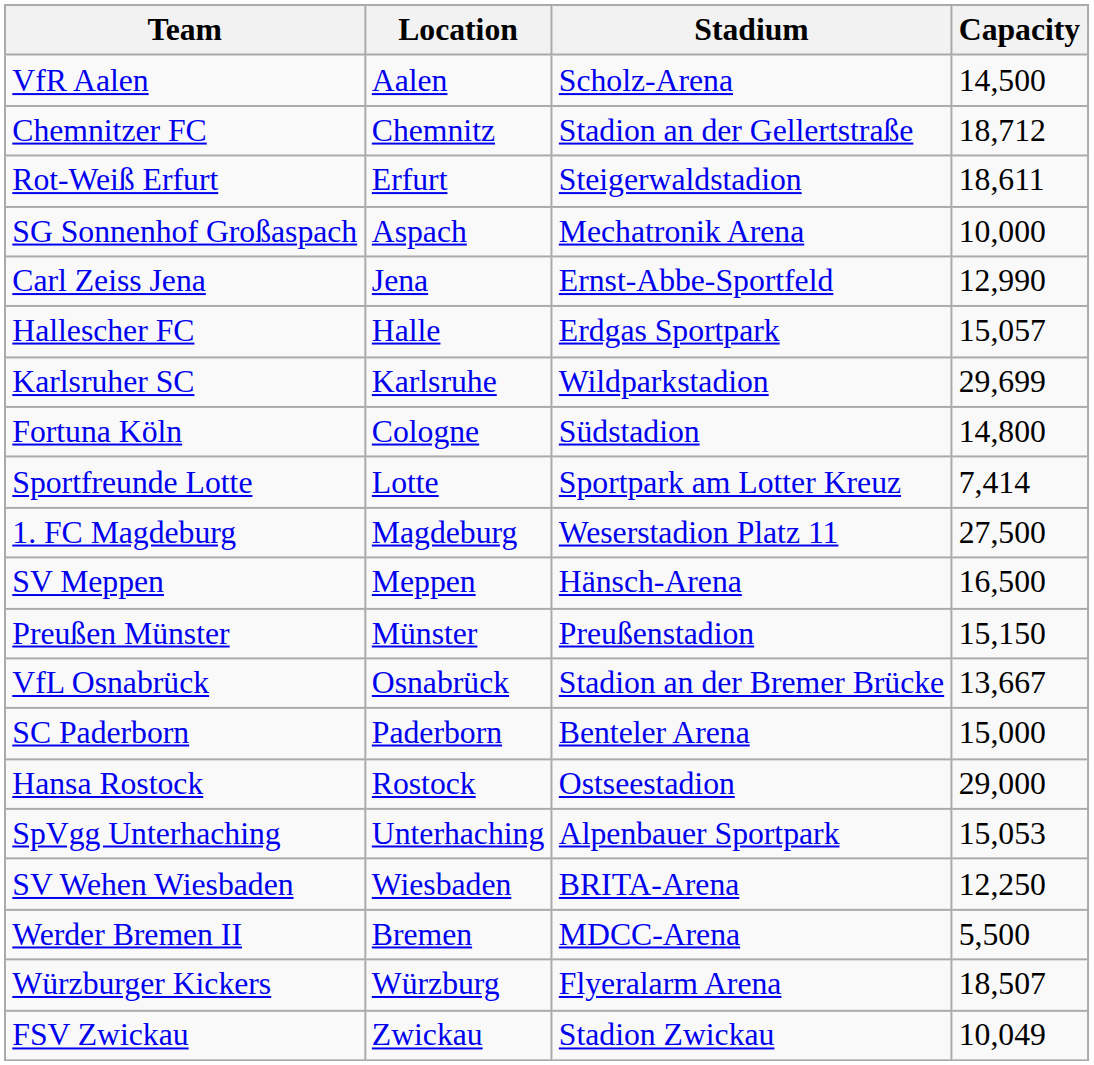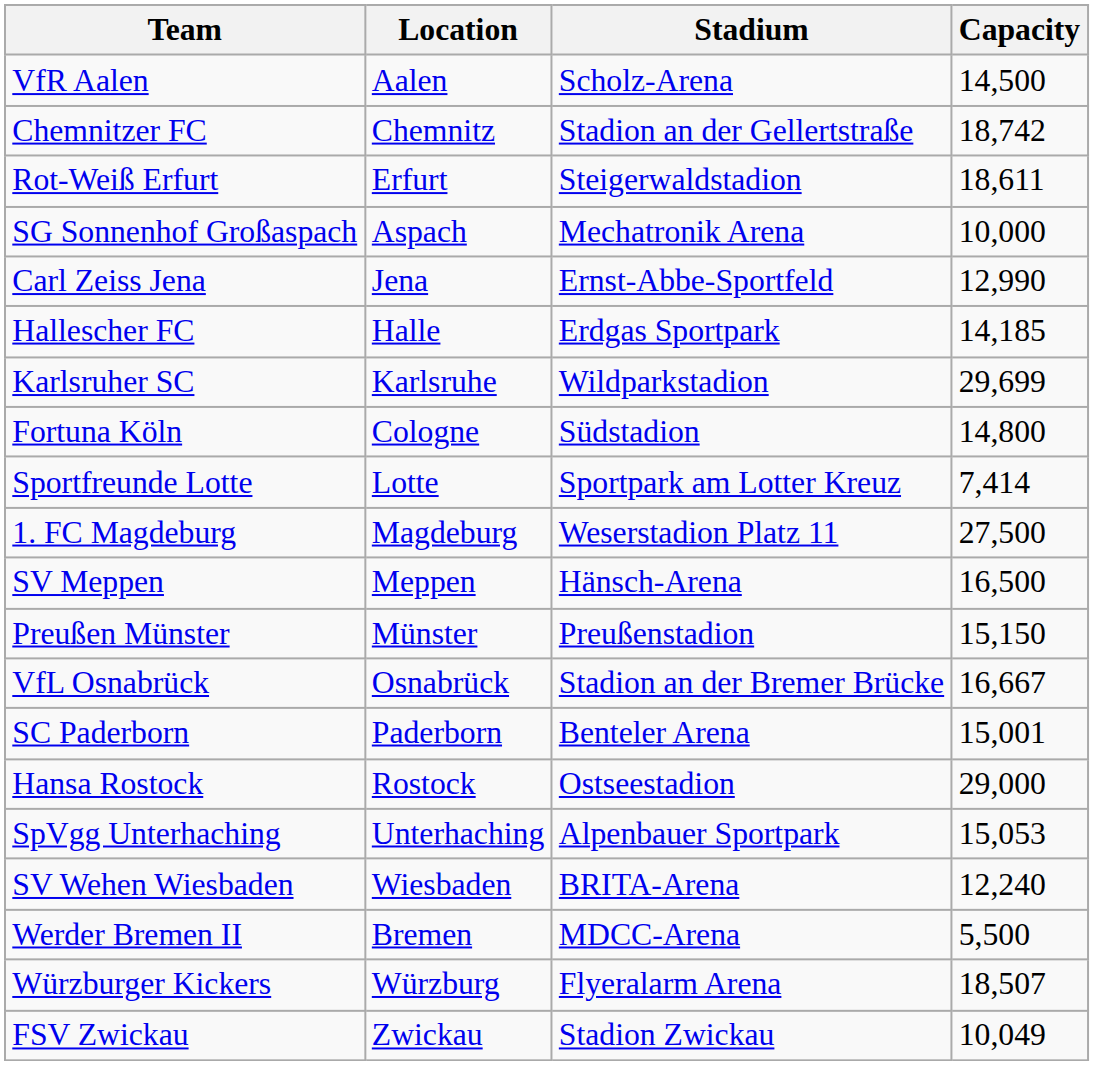(1002, 130) 18,712 -> (1002, 130) 18,742
(1002, 331) 15,057 -> (1002, 331) 14,185
(1002, 682) 13,667 -> (1002, 682) 16,667
(1002, 733) 15,000 -> (1002, 733) 15,001
(1002, 883) 12,250 -> (1002, 883) 12,240
